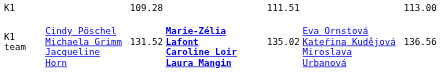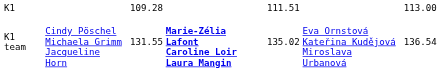(146, 42) 131.52 -> (146, 42) 131.55
(420, 42) 136.56 -> (420, 42) 136.54
